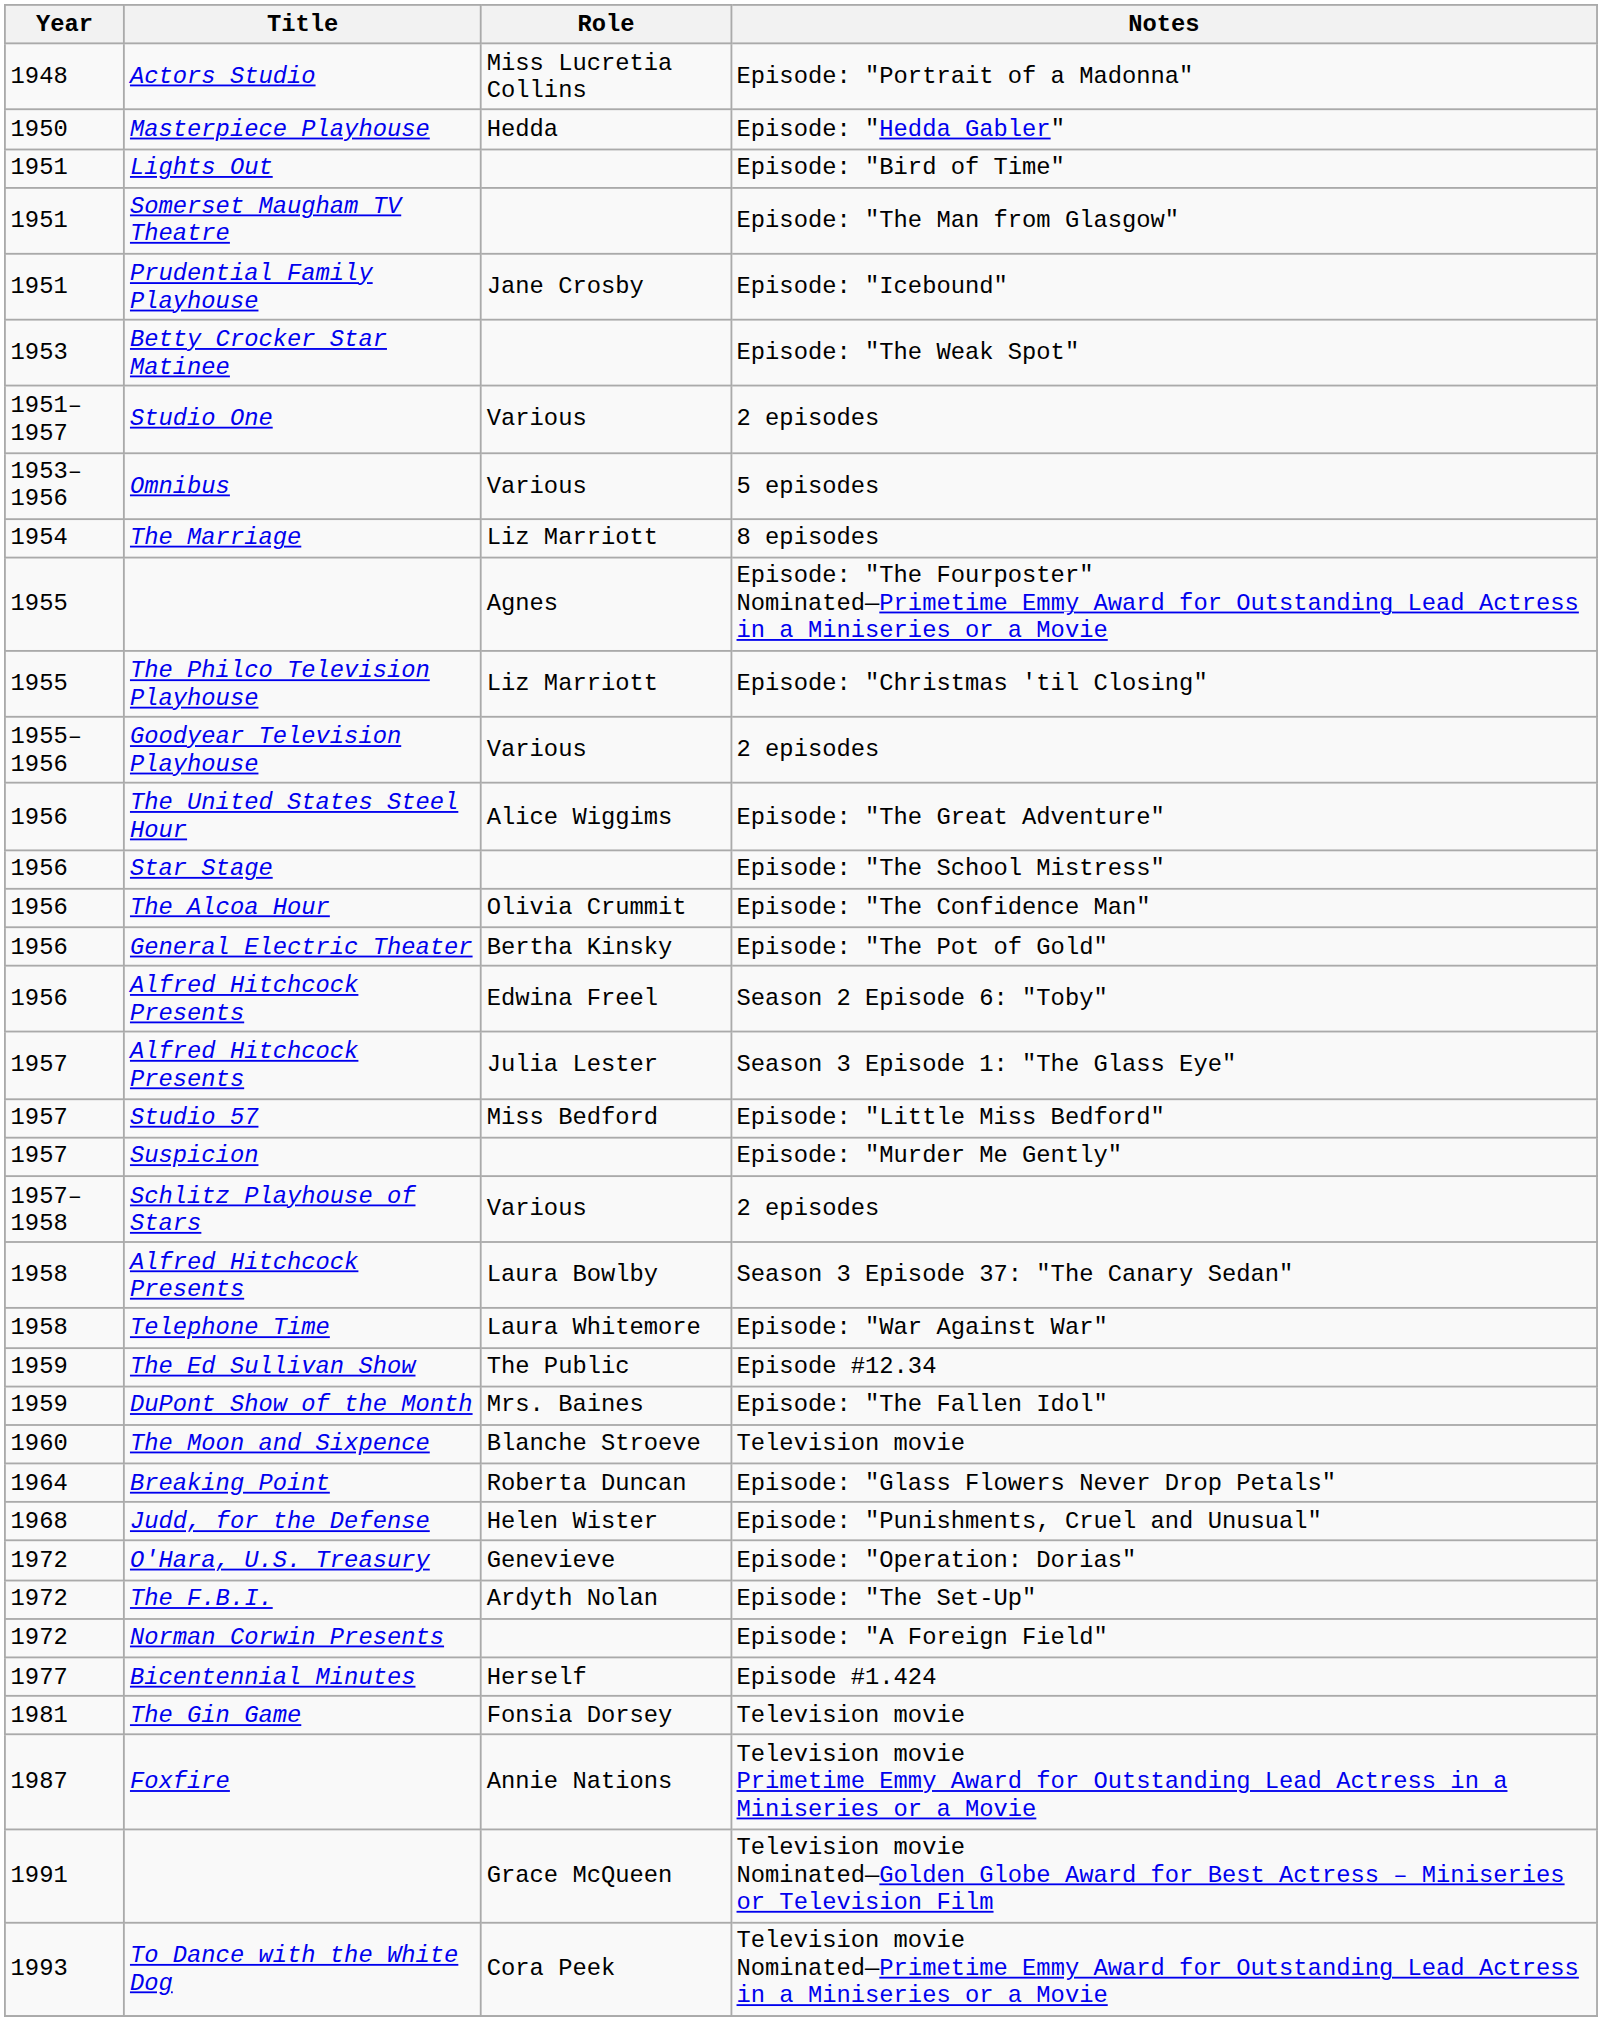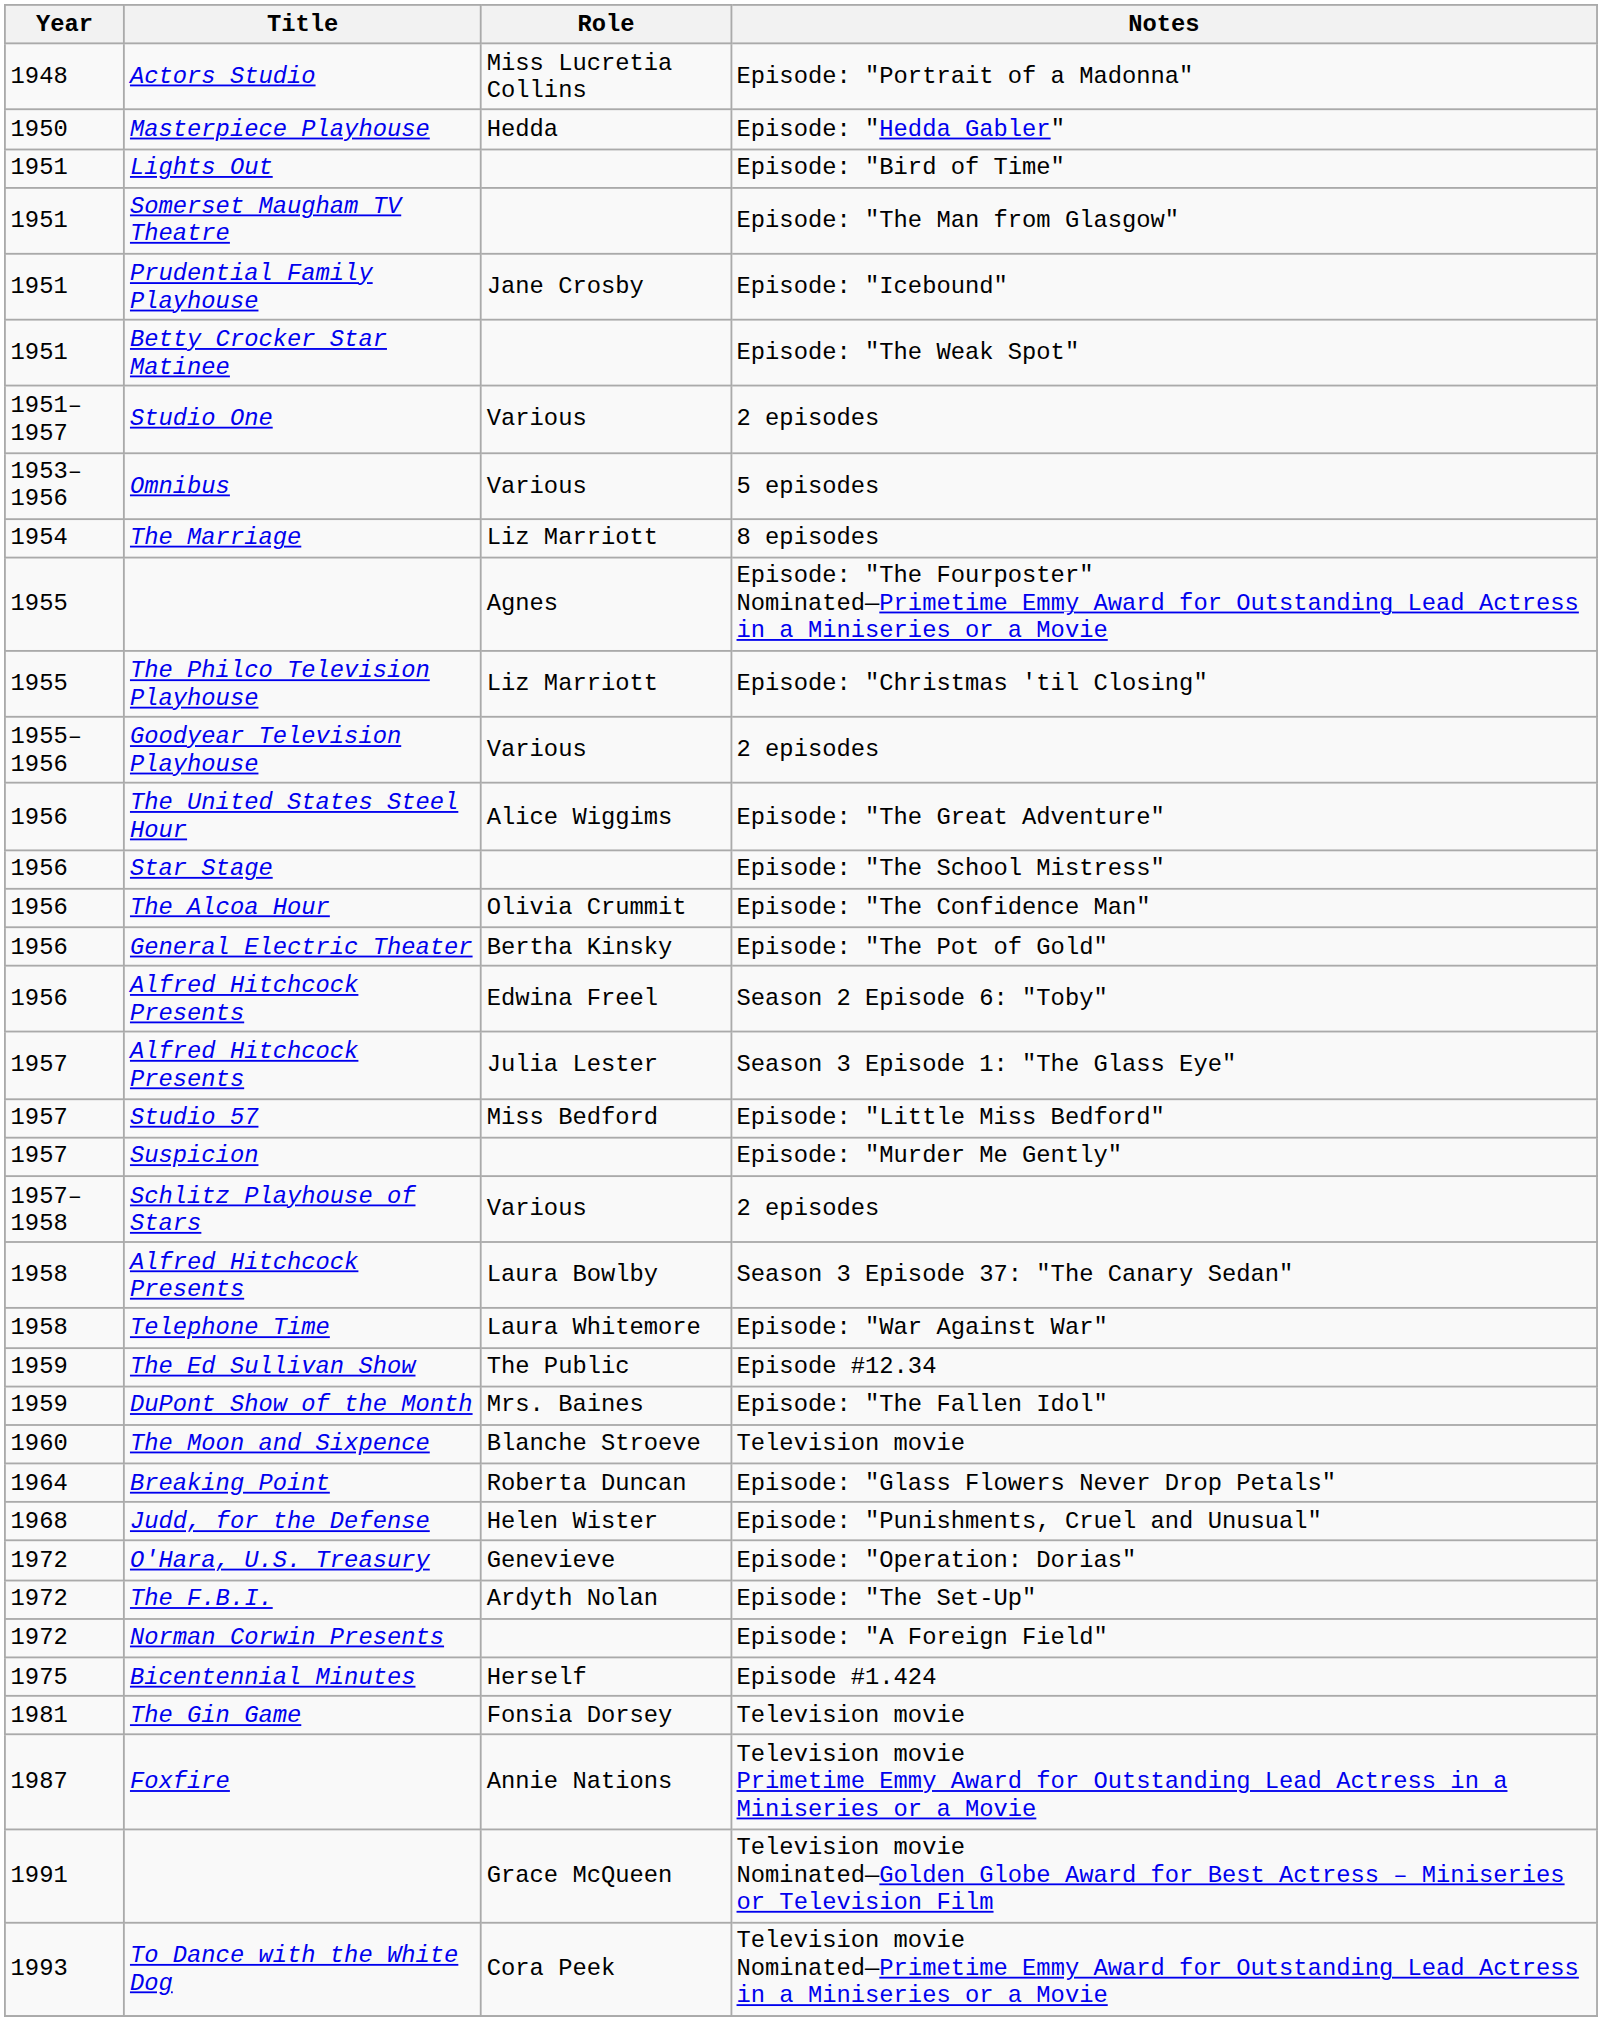(39, 353) 1953 -> (39, 353) 1951
(39, 1677) 1977 -> (39, 1677) 1975
